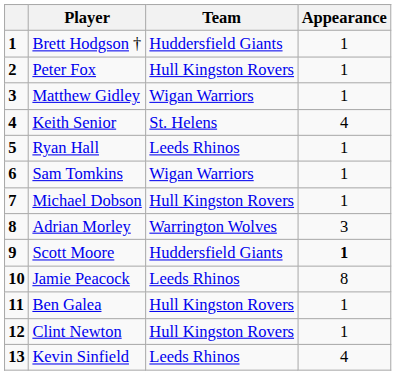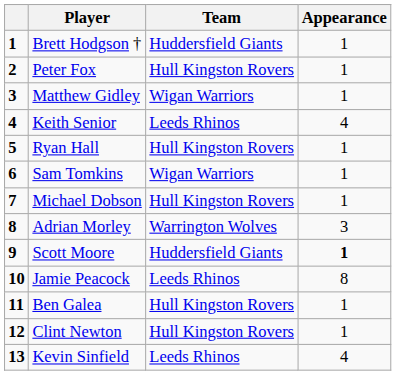(183, 122) St. Helens -> (194, 122) Leeds Rhinos
(194, 148) Leeds Rhinos -> (222, 148) Hull Kingston Rovers
